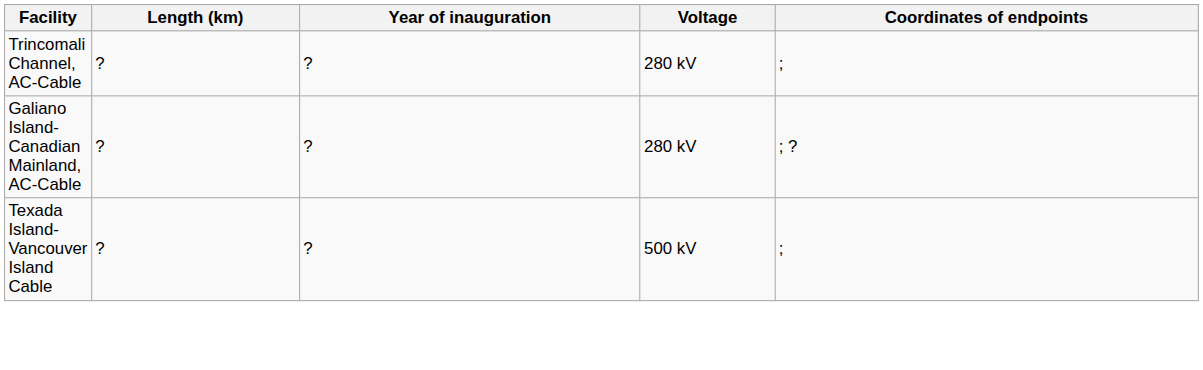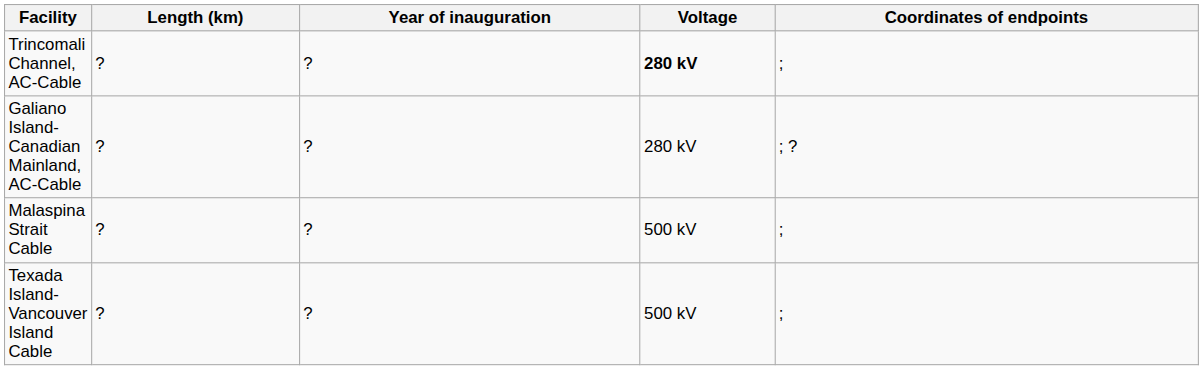(670, 63) normal -> (671, 63) bold
+ row: (47, 230)
